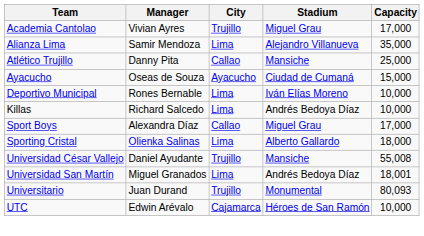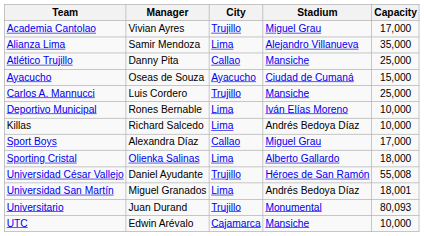+ row: (51, 93)
(287, 158) Mansiche -> (317, 175) Héroes de San Ramón
(317, 207) Héroes de San Ramón -> (287, 223) Mansiche
